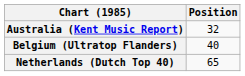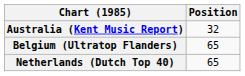(213, 46) 40 -> (213, 46) 65
